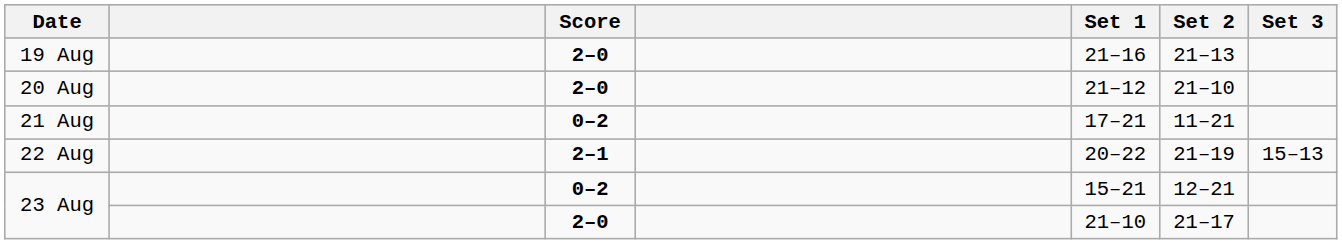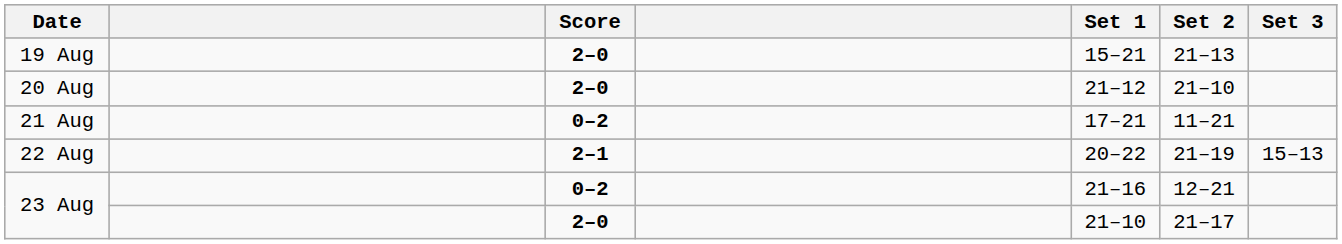(1115, 55) 21–16 -> (1115, 55) 15–21
(1115, 189) 15–21 -> (1115, 189) 21–16
